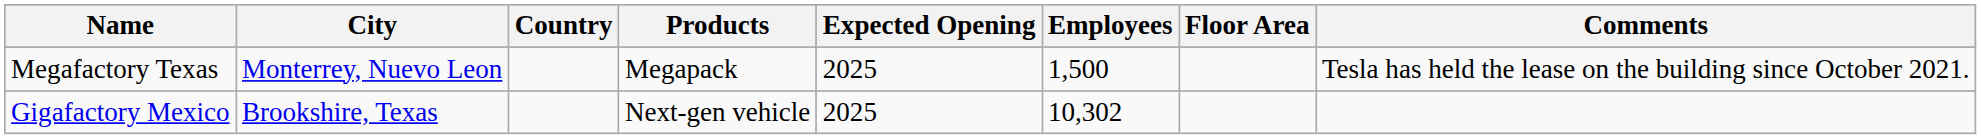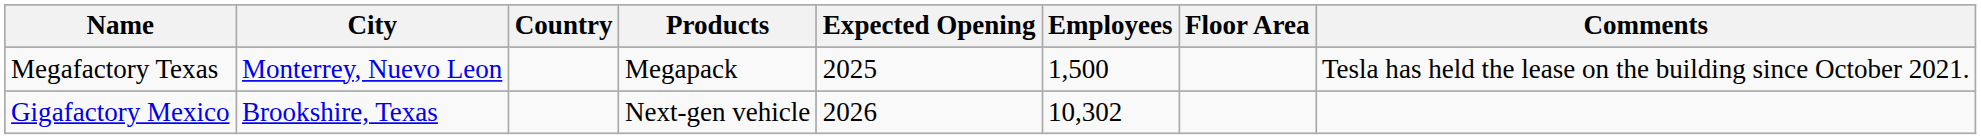(850, 111) 2025 -> (850, 111) 2026
